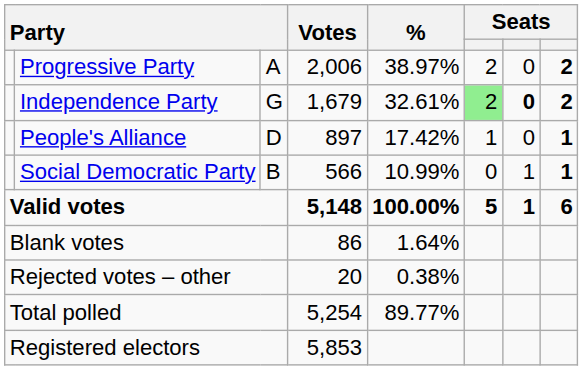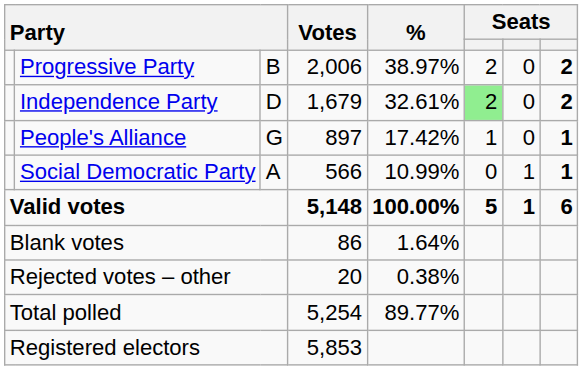(273, 67) A -> (273, 67) B
(274, 102) G -> (274, 102) D
(529, 102) bold -> (529, 102) normal
(274, 137) D -> (274, 137) G
(273, 172) B -> (273, 172) A
